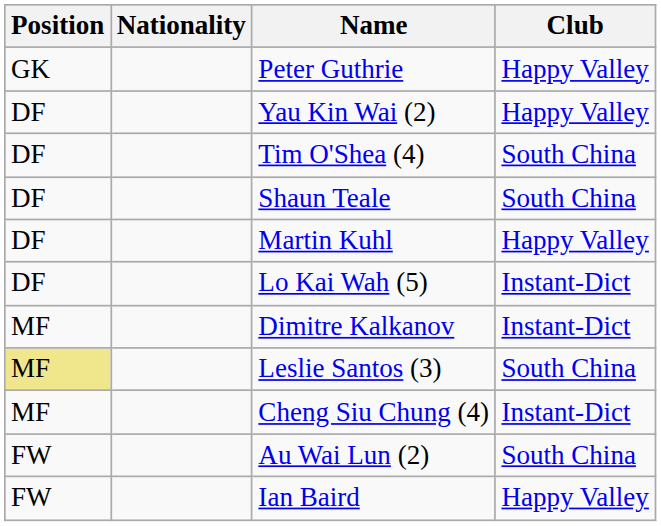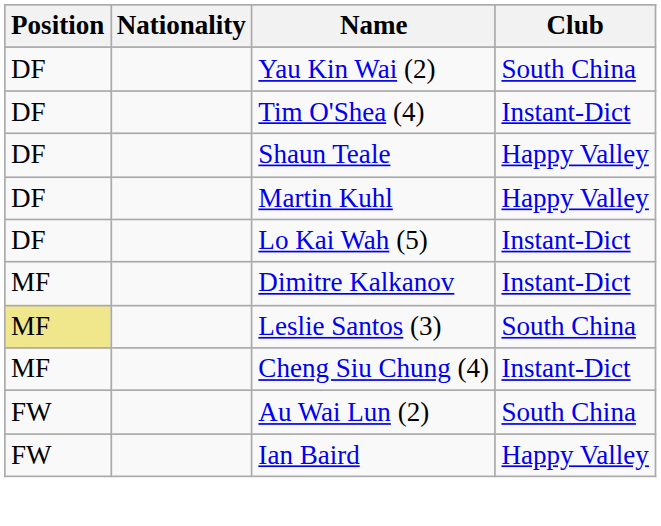- row: (331, 68)
(575, 111) Happy Valley -> (569, 68) South China
(569, 154) South China -> (566, 111) Instant-Dict
(569, 197) South China -> (575, 154) Happy Valley
